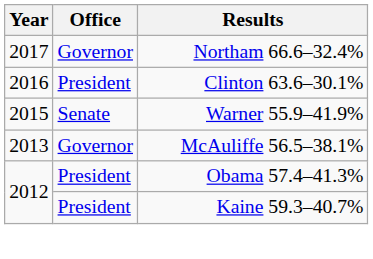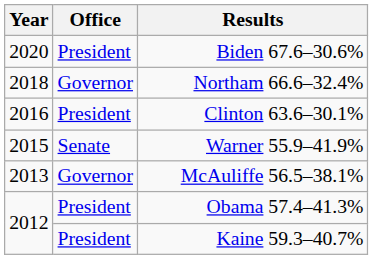+ row: (290, 51)
(29, 51) 2017 -> (29, 82) 2018
